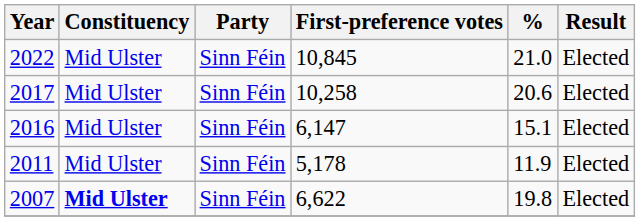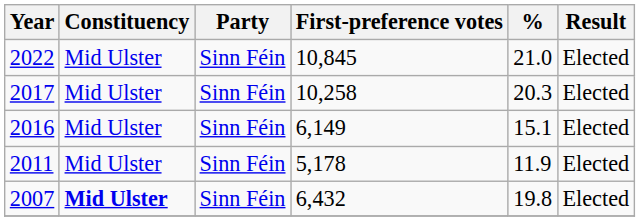(533, 92) 20.6 -> (533, 92) 20.3
(321, 127) 6,147 -> (321, 127) 6,149
(321, 198) 6,622 -> (321, 198) 6,432
